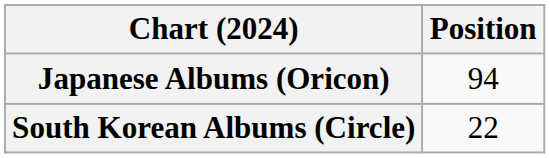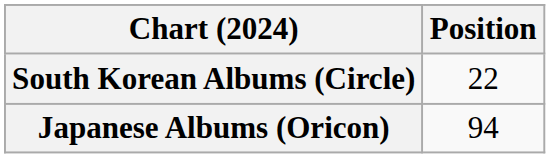rows swapped: (214, 78) <-> (214, 127)
